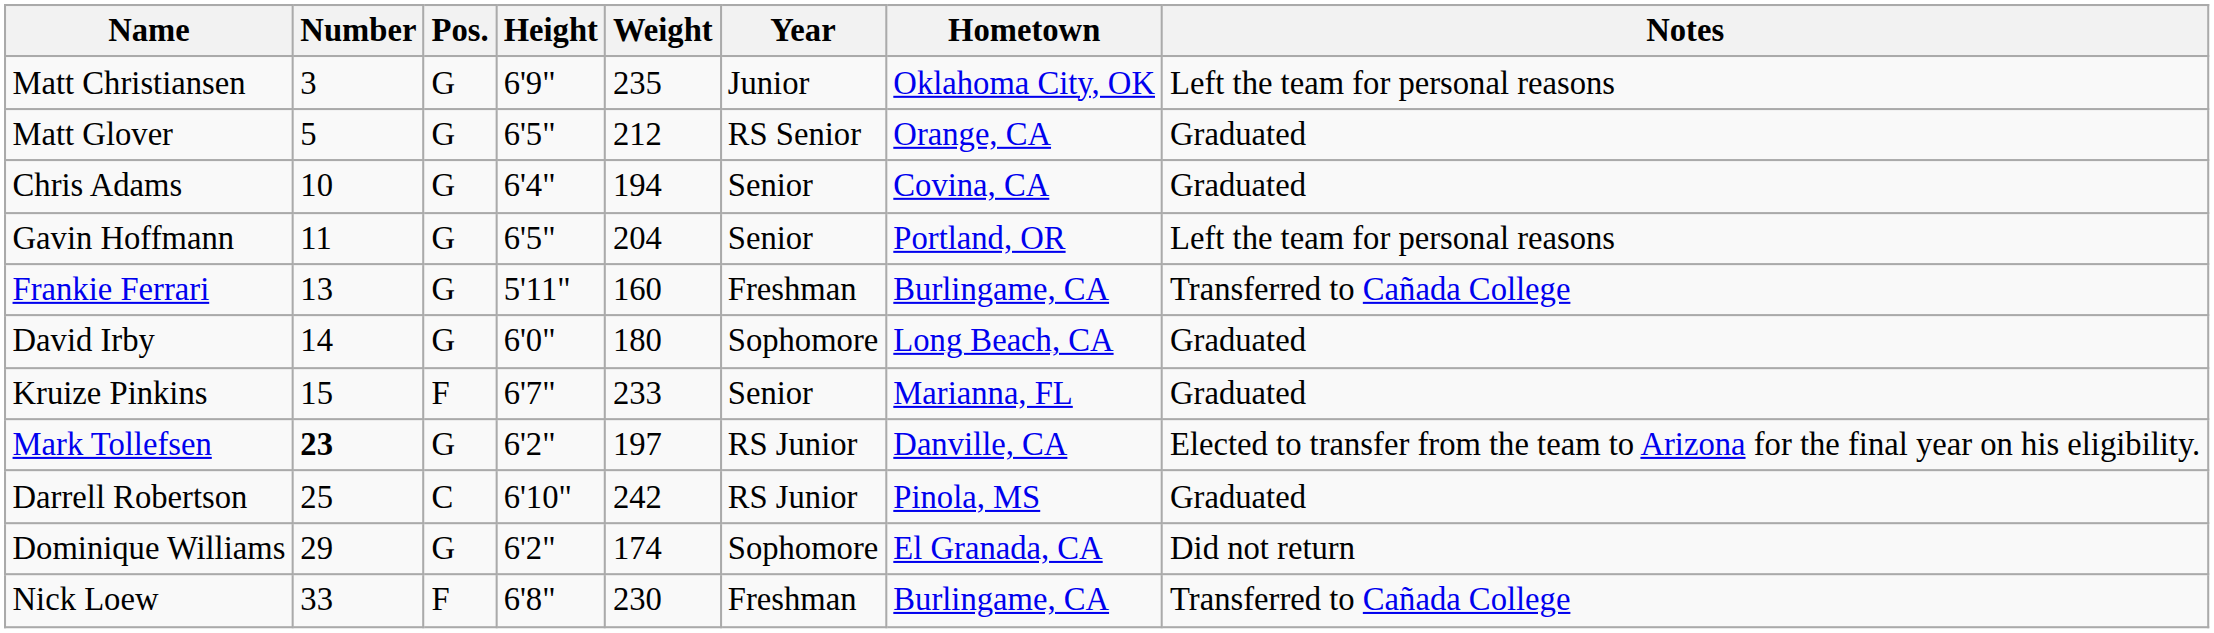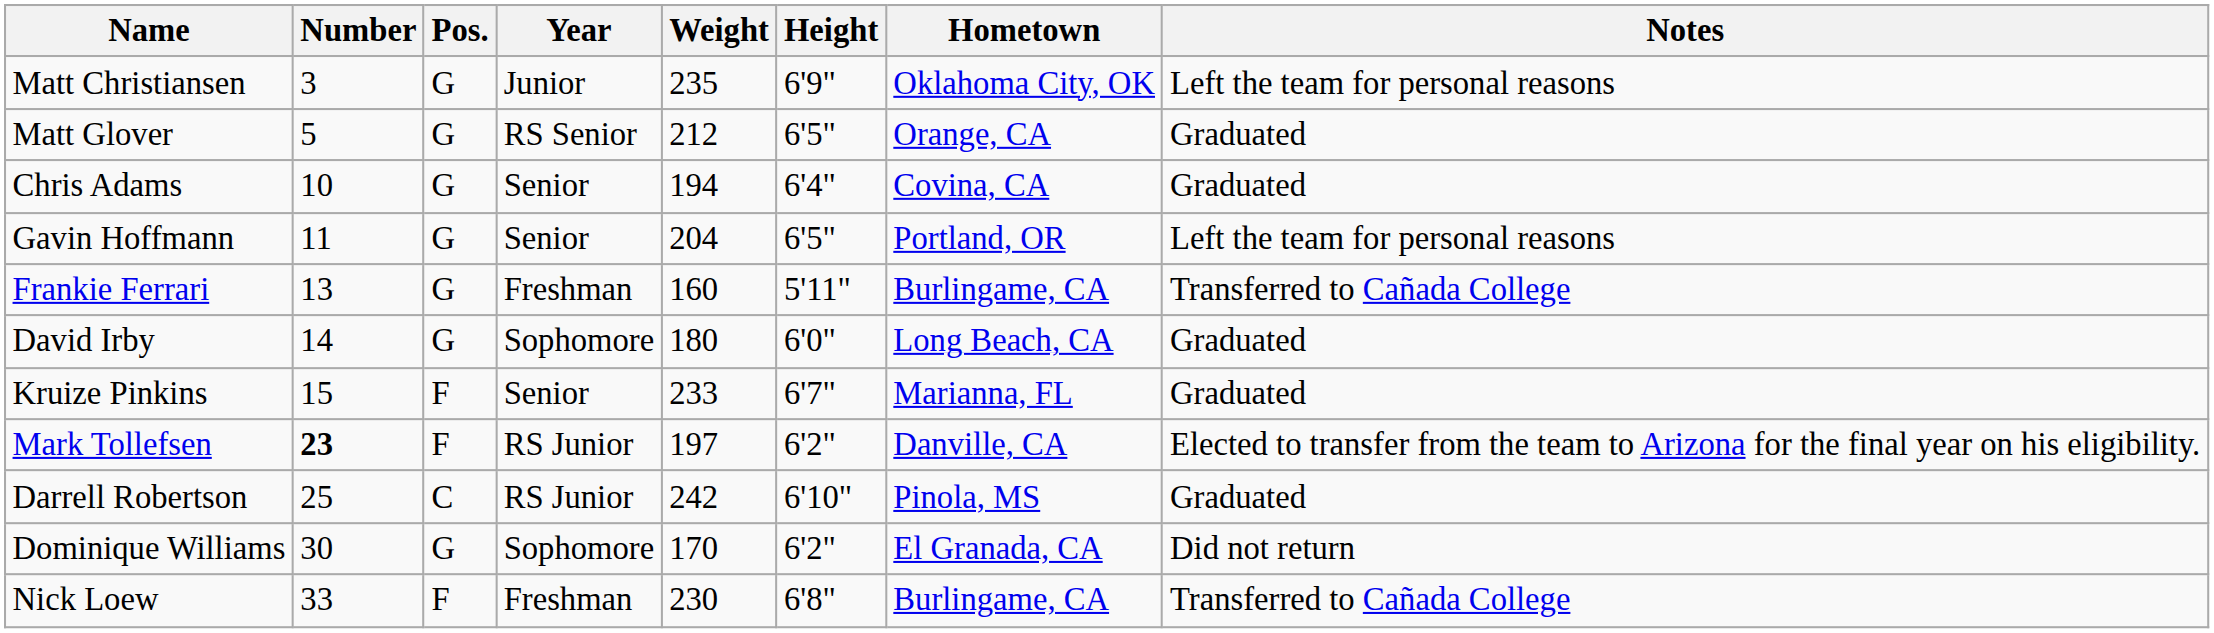columns swapped: (551, 30) <-> (803, 30)
(443, 444) G -> (441, 444) F
(317, 548) 29 -> (317, 548) 30
(637, 548) 174 -> (694, 548) 170
